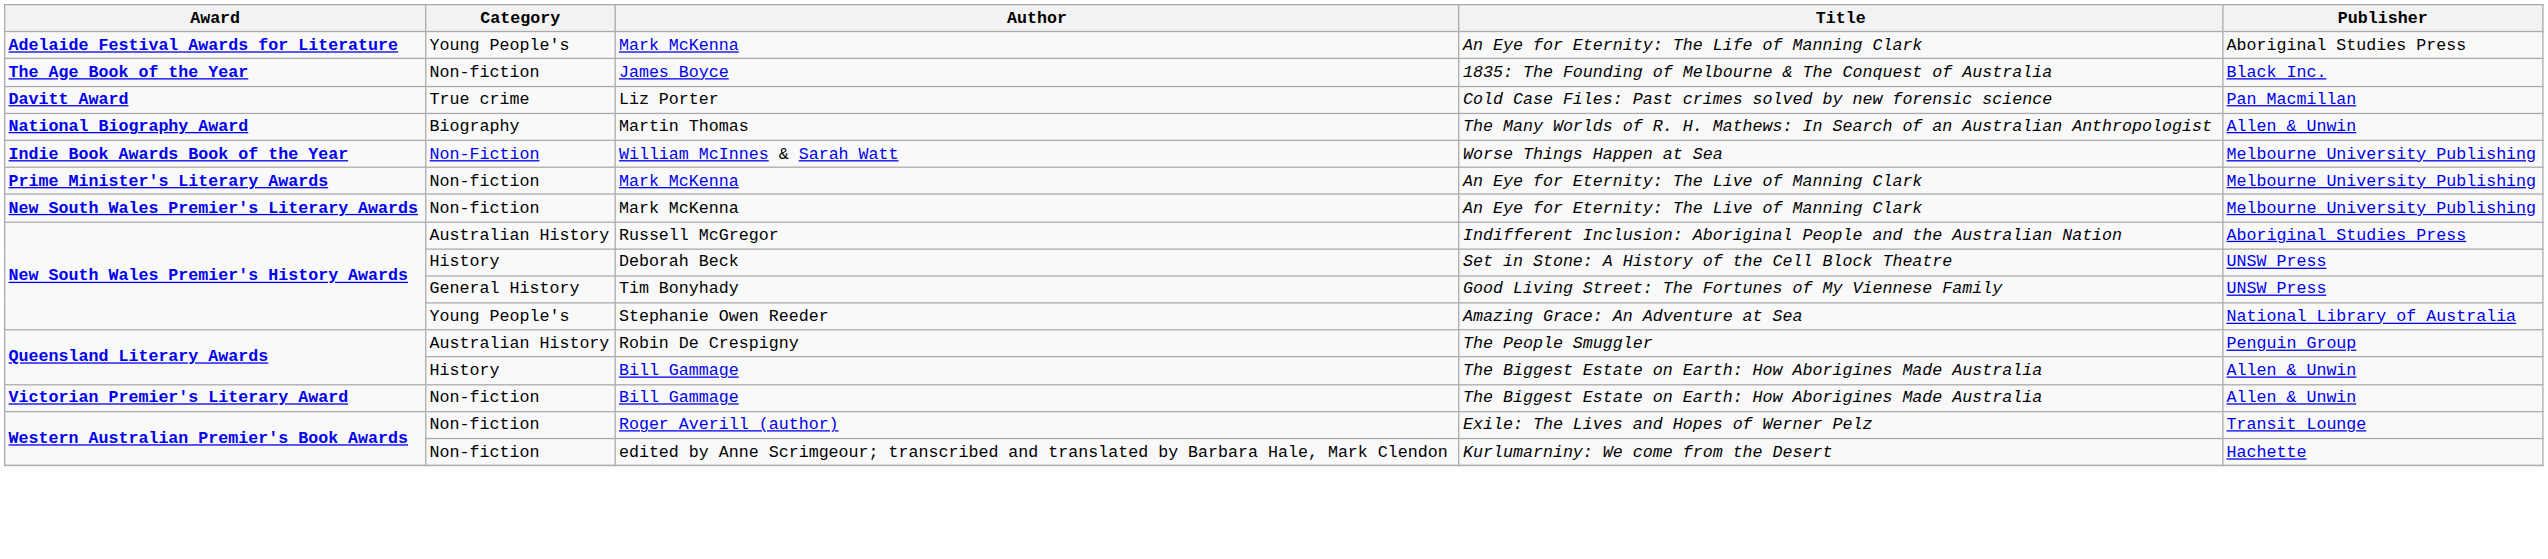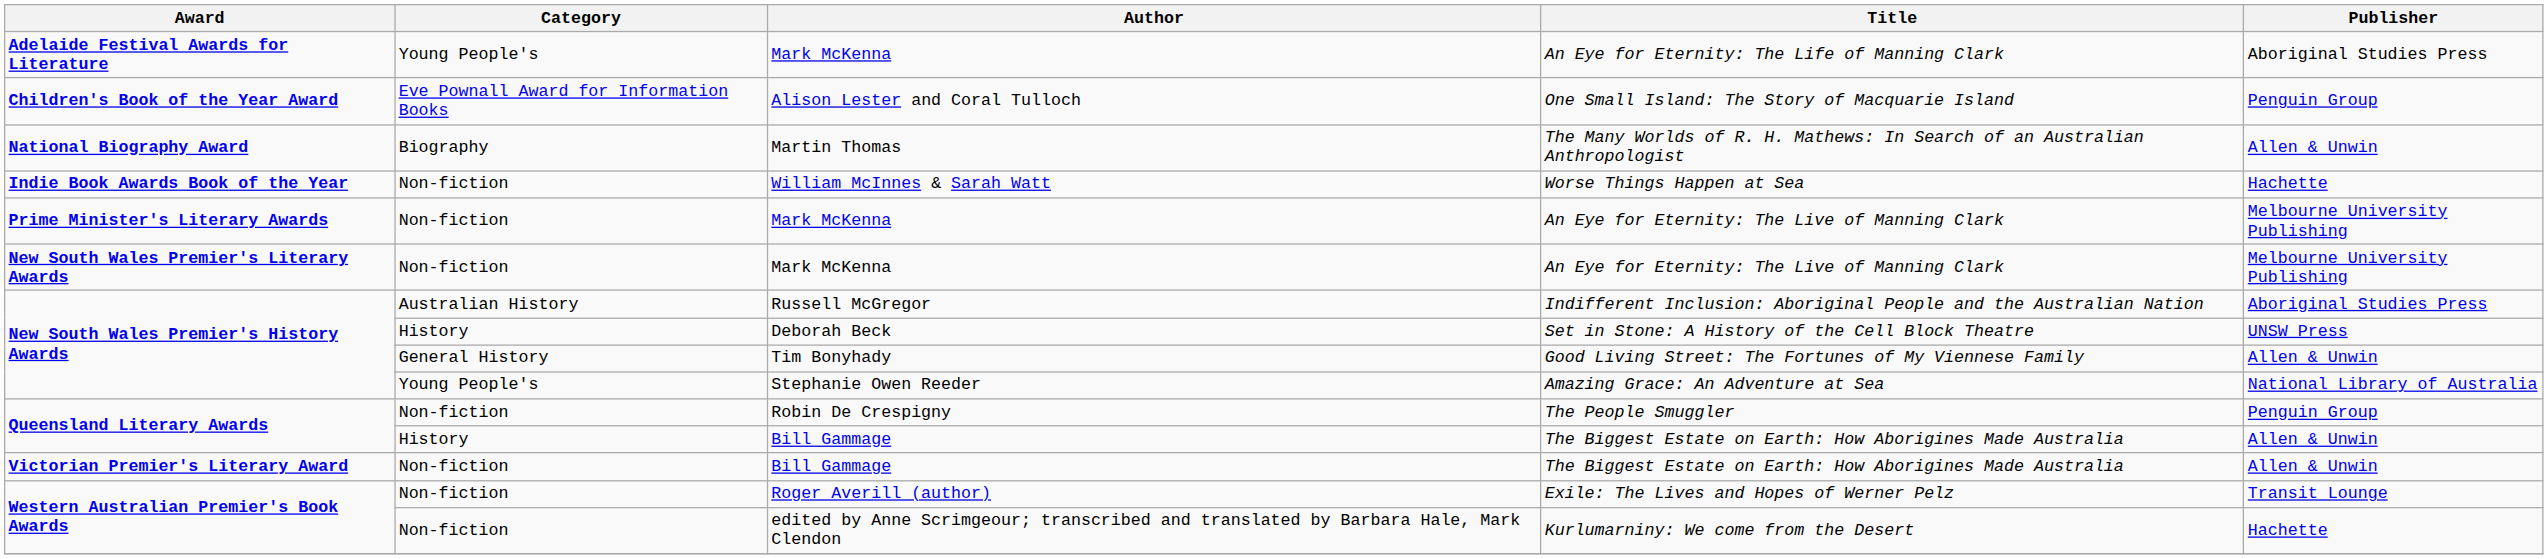- row: (128, 72)
+ row: (173, 101)
- row: (69, 100)
(485, 154) Non-Fiction -> (454, 184) Non-fiction
(2381, 154) Melbourne University Publishing -> (2288, 184) Hachette
(2276, 289) UNSW Press -> (2313, 358) Allen & Unwin
(519, 344) Australian History -> (454, 413) Non-fiction
